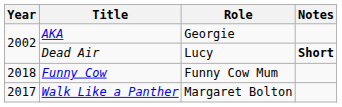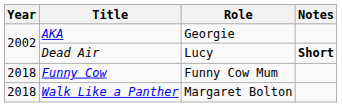(22, 92) 2017 -> (22, 92) 2018
